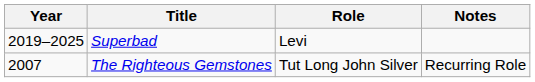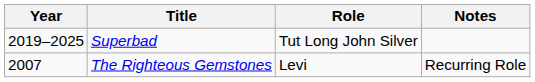(293, 40) Levi -> (348, 40) Tut Long John Silver
(348, 64) Tut Long John Silver -> (293, 64) Levi
